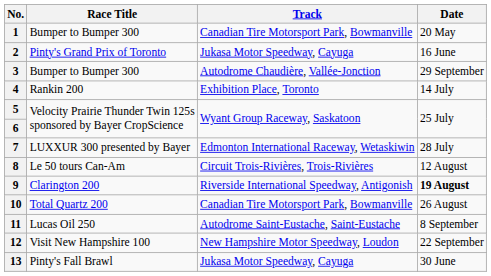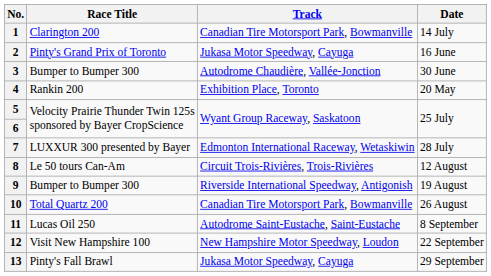(84, 32) Bumper to Bumper 300 -> (64, 32) Clarington 200
(438, 32) 20 May -> (437, 32) 14 July
(452, 70) 29 September -> (438, 70) 30 June
(437, 89) 14 July -> (438, 89) 20 May
(64, 185) Clarington 200 -> (84, 185) Bumper to Bumper 300
(445, 185) bold -> (444, 185) normal
(438, 261) 30 June -> (452, 261) 29 September
